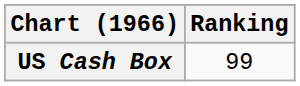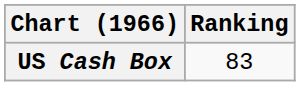(239, 62) 99 -> (239, 62) 83
